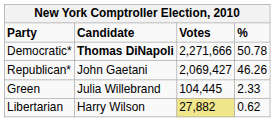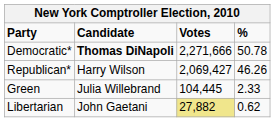(112, 70) John Gaetani -> (111, 70) Harry Wilson
(111, 107) Harry Wilson -> (112, 107) John Gaetani
